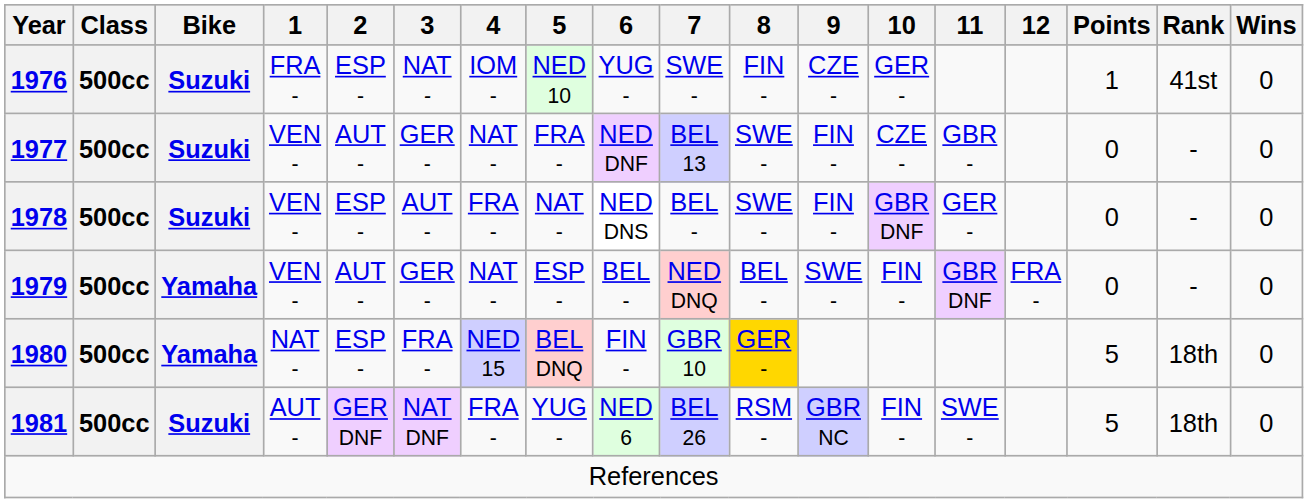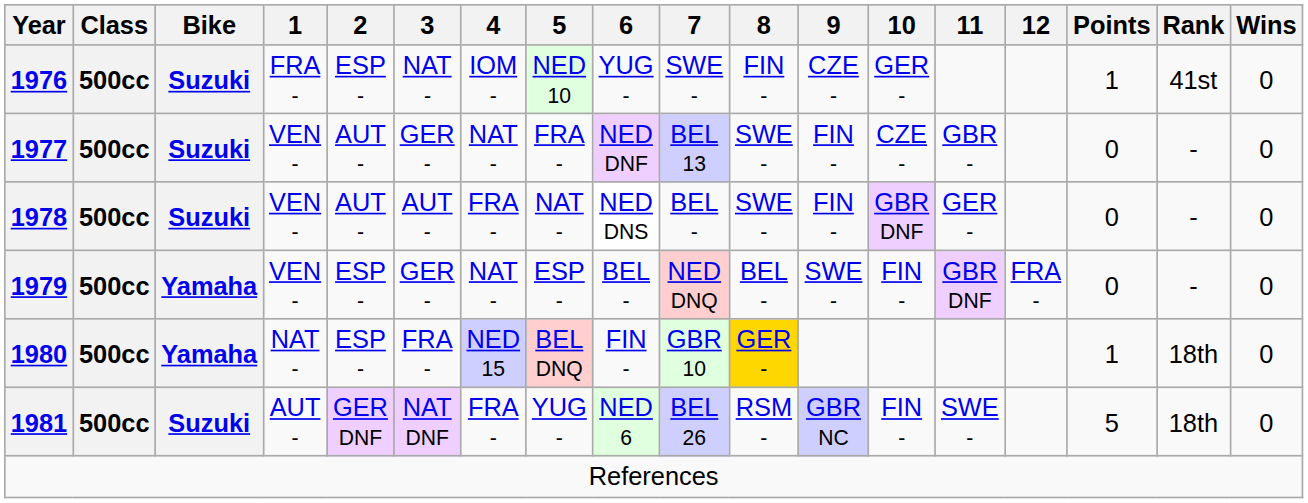(360, 217) ESP - -> (360, 217) AUT -
(360, 285) AUT - -> (360, 285) ESP -
(1112, 354) 5 -> (1112, 354) 1
